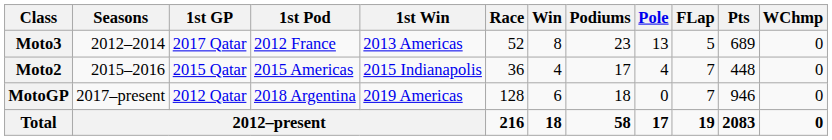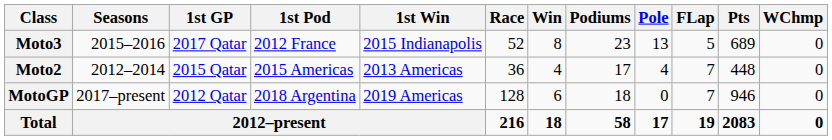(128, 43) 2012–2014 -> (128, 43) 2015–2016
(413, 43) 2013 Americas -> (423, 43) 2015 Indianapolis
(128, 69) 2015–2016 -> (128, 69) 2012–2014
(423, 69) 2015 Indianapolis -> (413, 69) 2013 Americas
